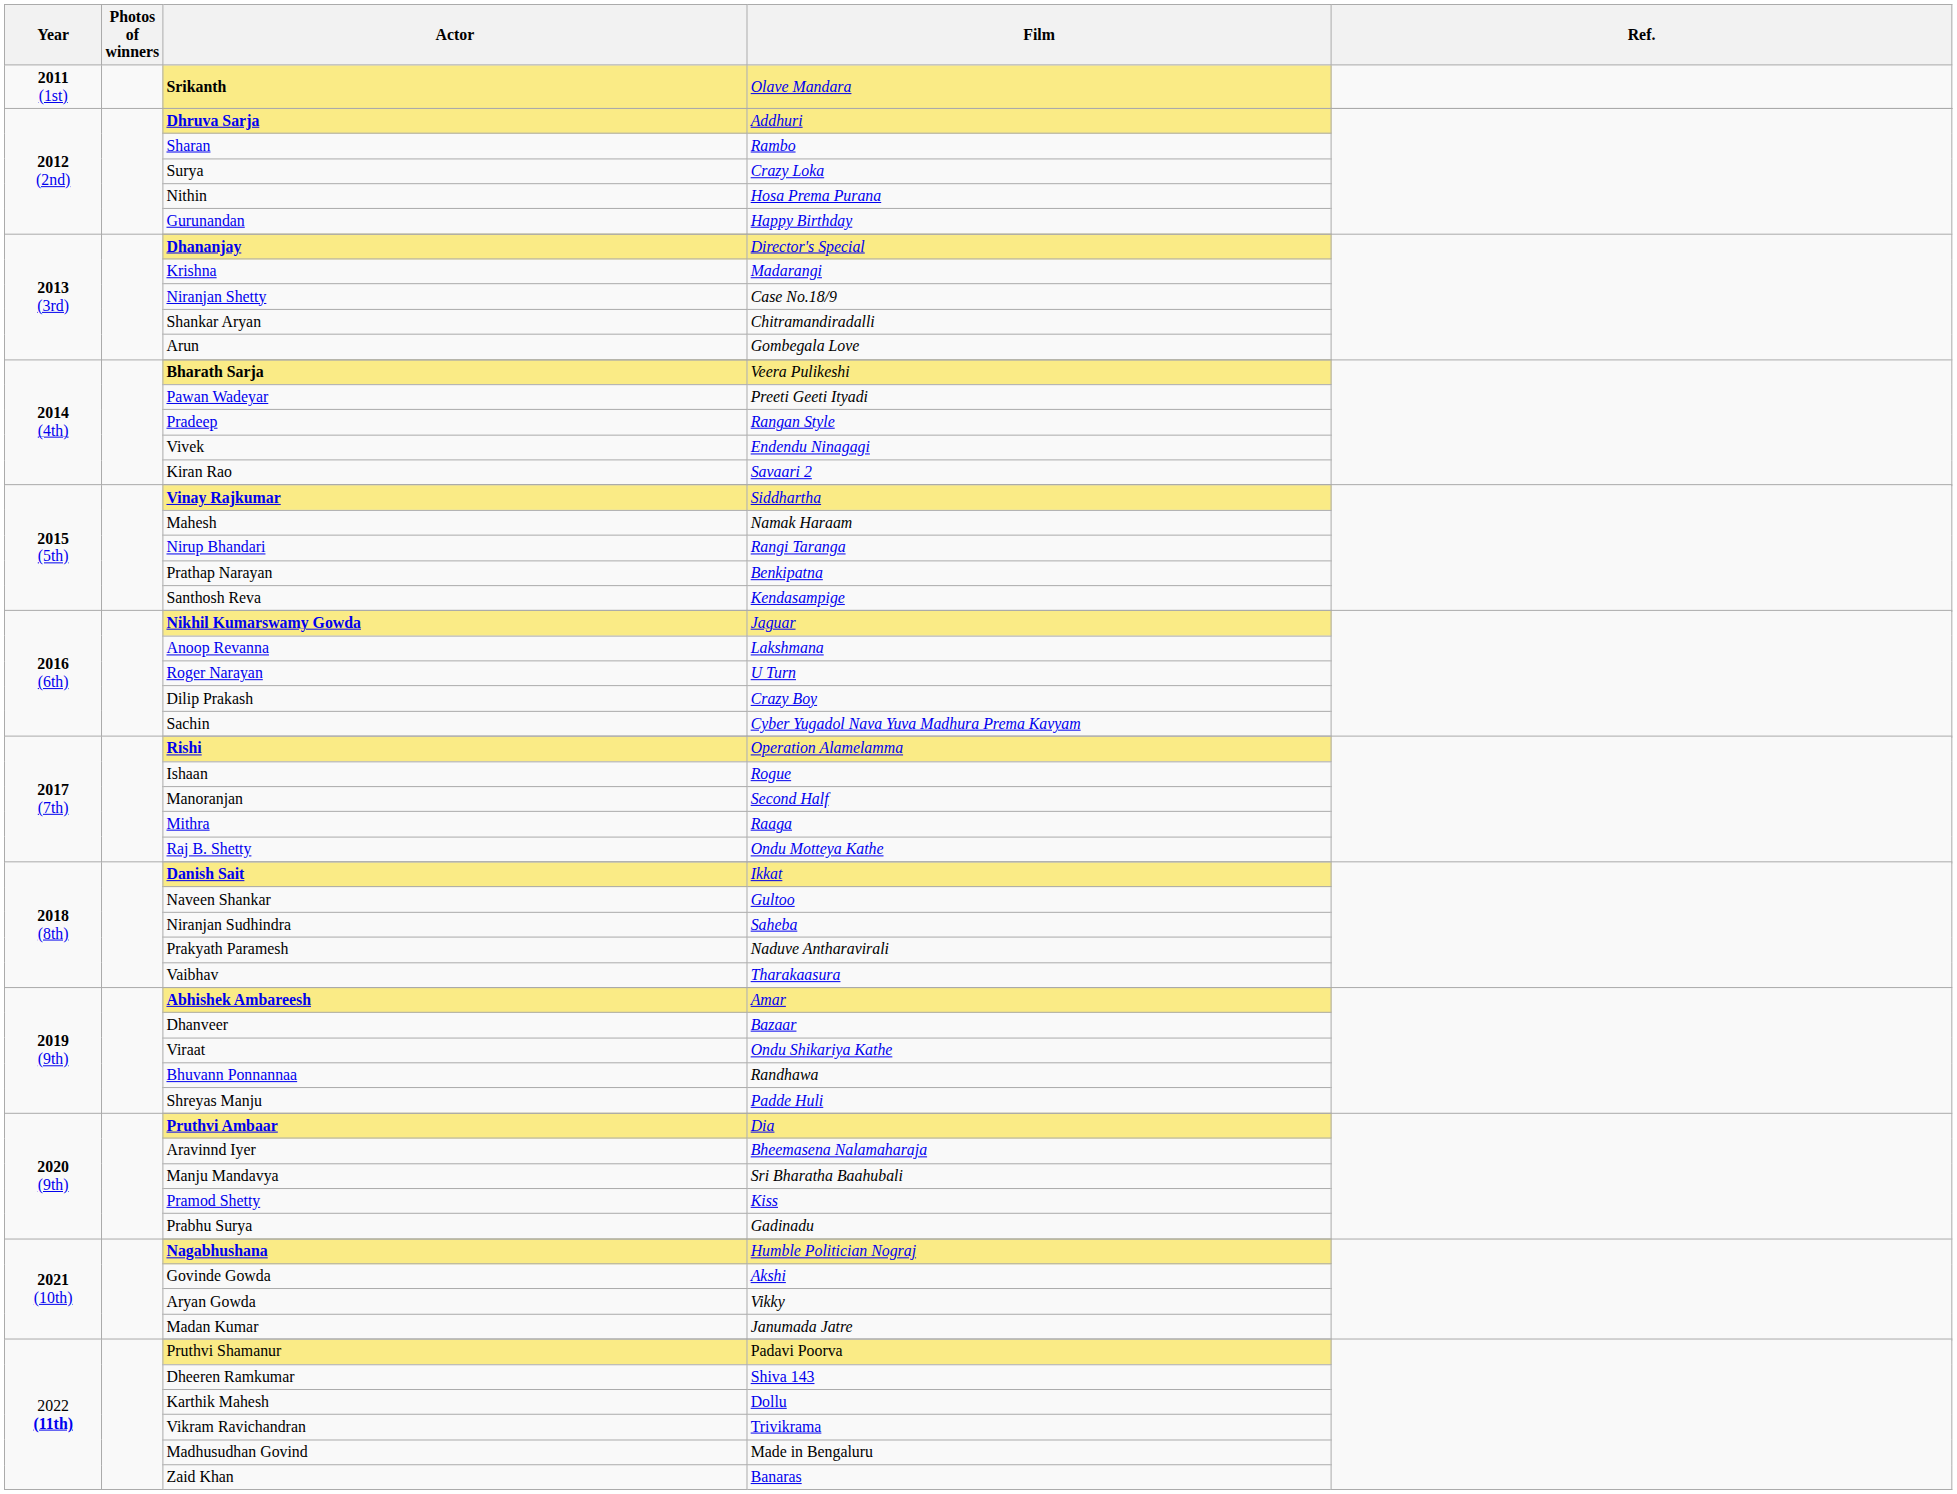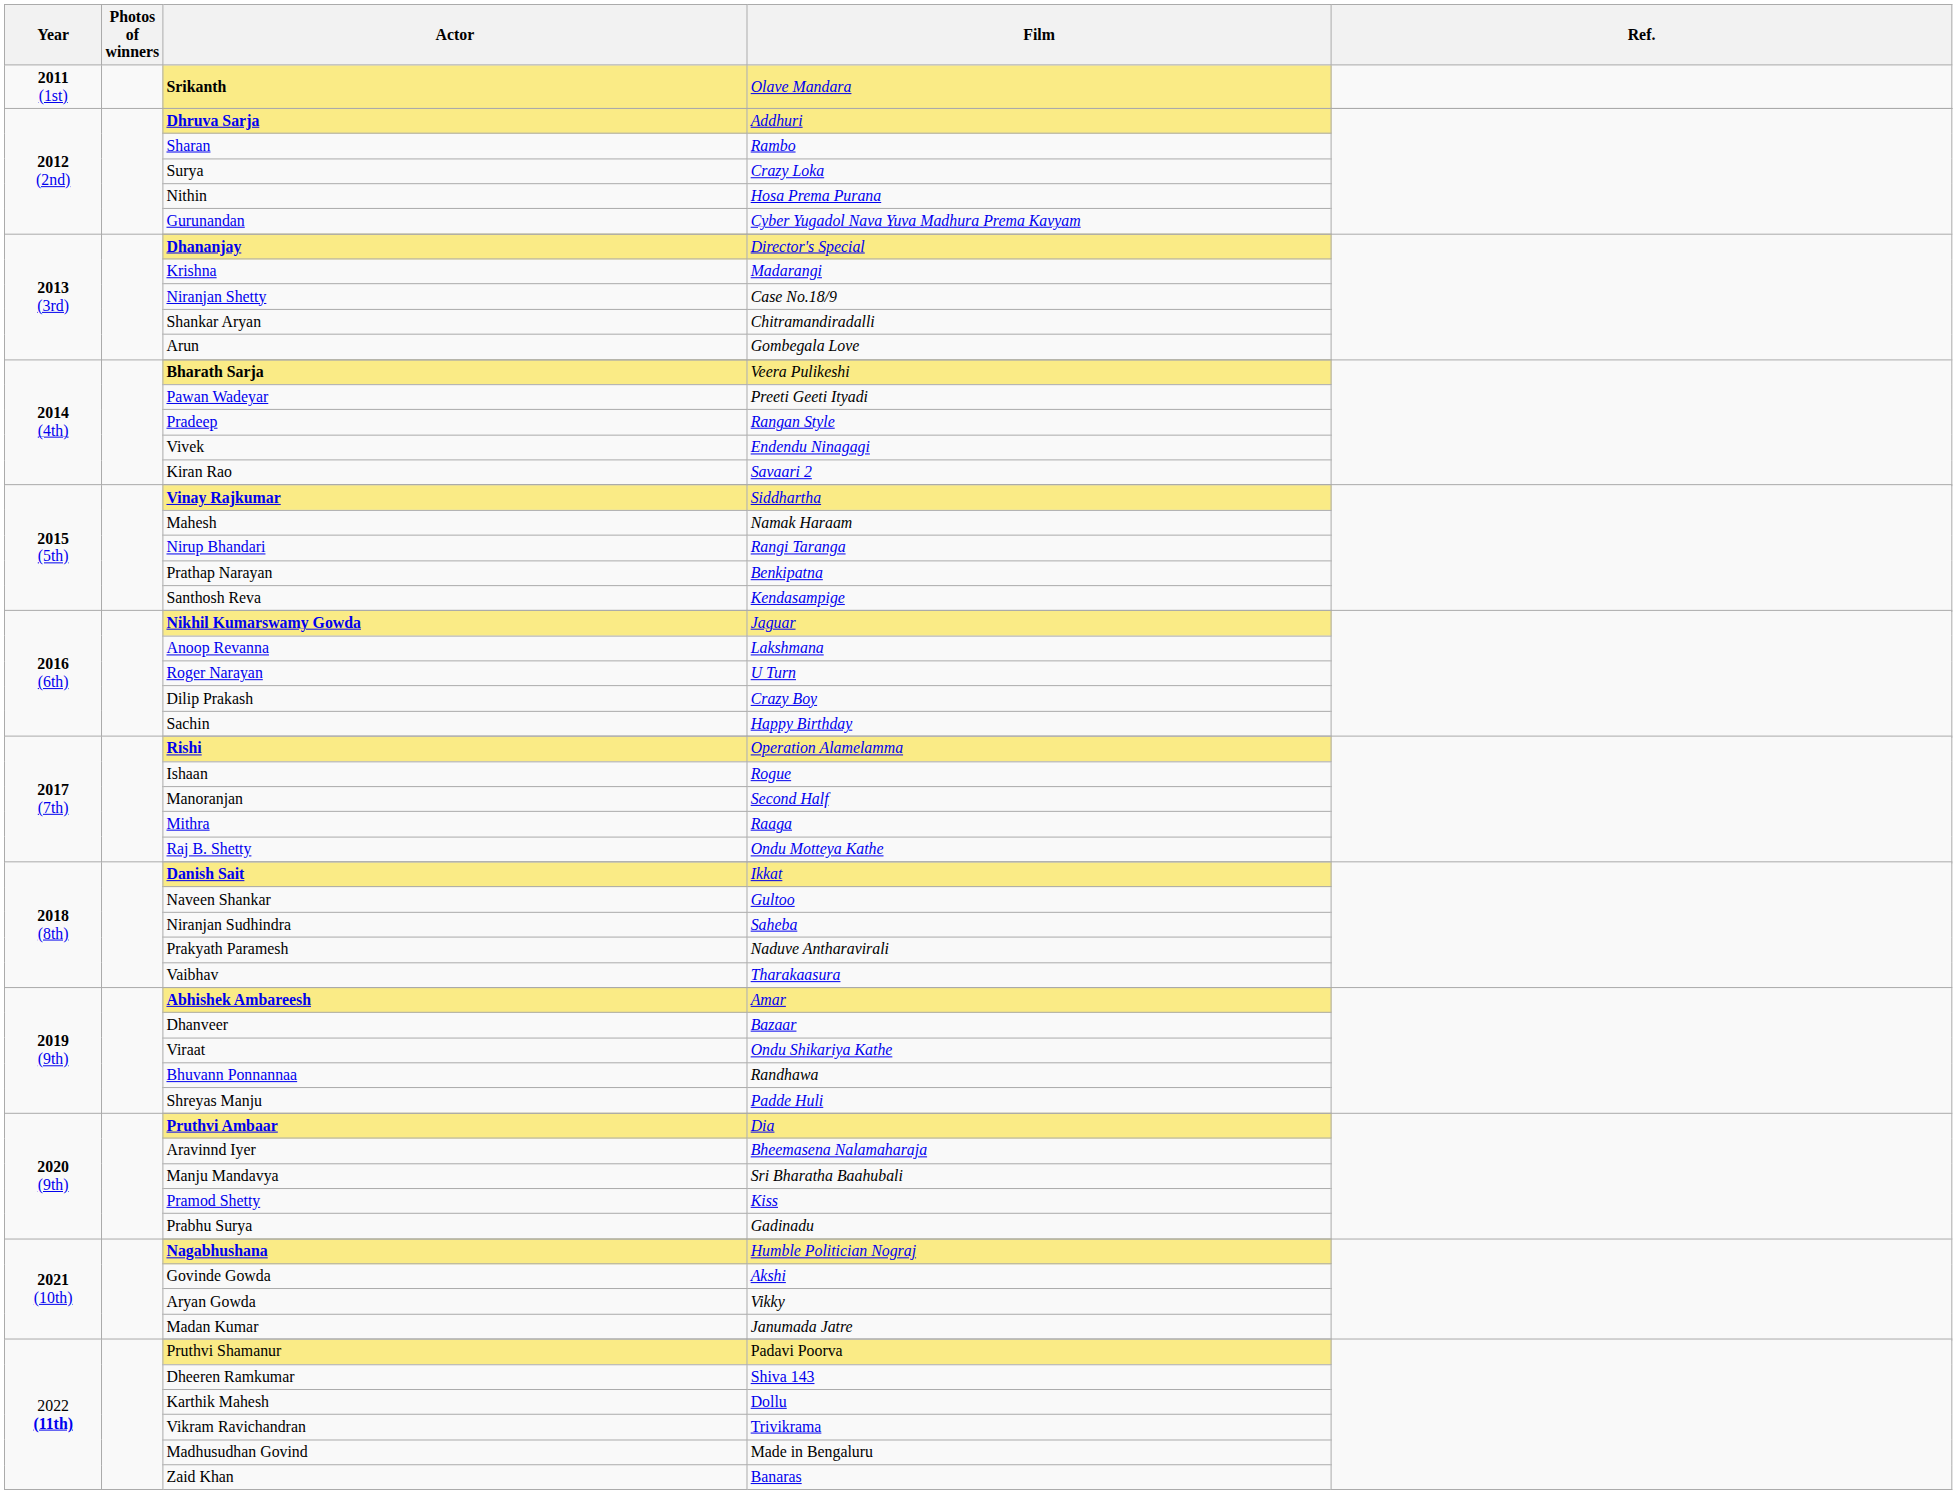(801, 221) Happy Birthday -> (916, 221) Cyber Yugadol Nava Yuva Madhura Prema Kavyam
(916, 723) Cyber Yugadol Nava Yuva Madhura Prema Kavyam -> (801, 723) Happy Birthday
